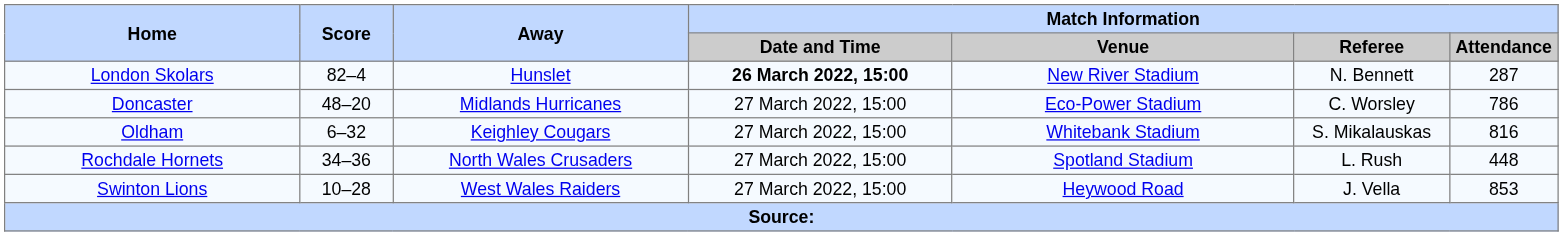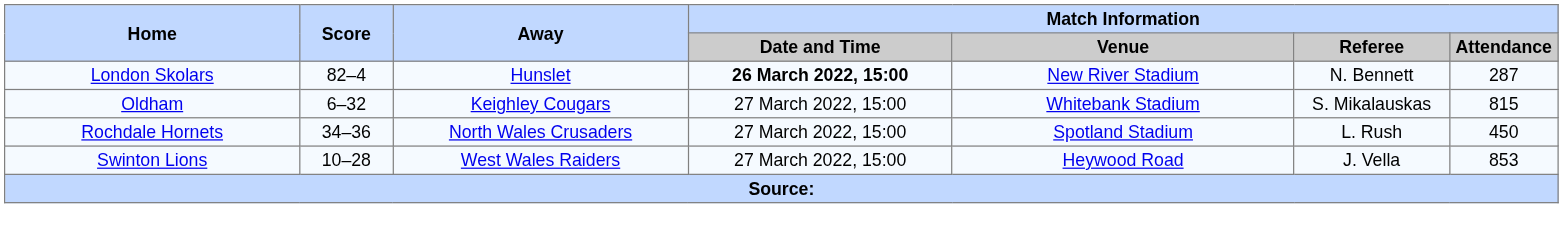- row: (152, 104)
(1504, 132) 816 -> (1504, 104) 815
(1504, 160) 448 -> (1504, 132) 450
